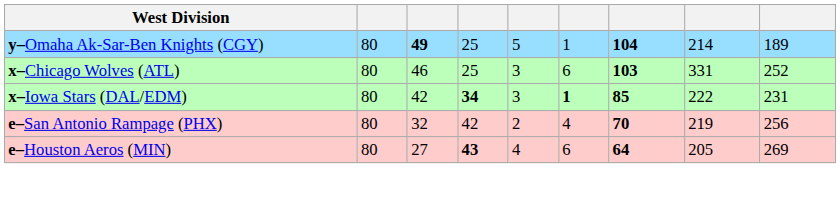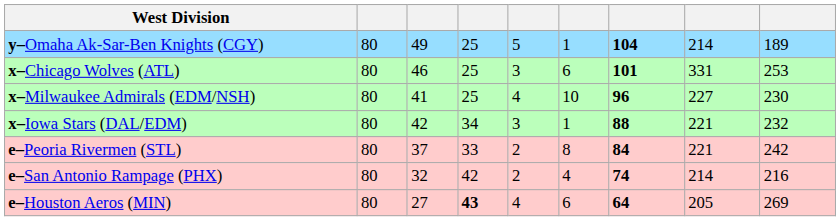(420, 44) bold -> (420, 44) normal
(625, 70) 103 -> (625, 70) 101
(776, 70) 252 -> (776, 70) 253
+ row: (132, 96)
(470, 96) bold -> (470, 123) normal
(566, 96) bold -> (566, 123) normal
(621, 96) 85 -> (621, 123) 88
(701, 96) 222 -> (701, 123) 221
(776, 96) 231 -> (776, 123) 232
+ row: (95, 149)
(621, 123) 70 -> (621, 176) 74
(701, 123) 219 -> (701, 176) 214
(776, 123) 256 -> (776, 176) 216
